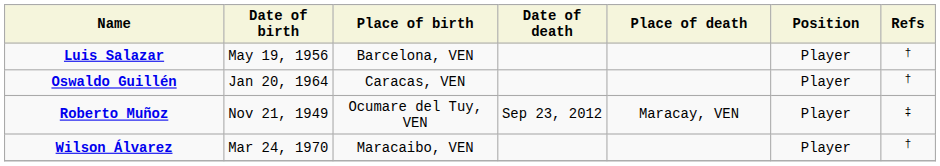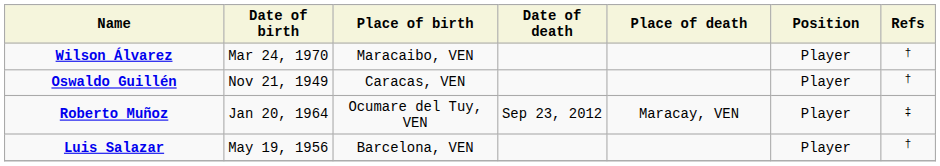rows swapped: (114, 148) <-> (114, 56)
(278, 83) Jan 20, 1964 -> (278, 83) Nov 21, 1949
(278, 115) Nov 21, 1949 -> (278, 115) Jan 20, 1964
